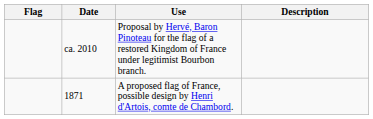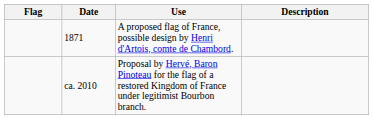rows swapped: (74, 96) <-> (80, 48)
